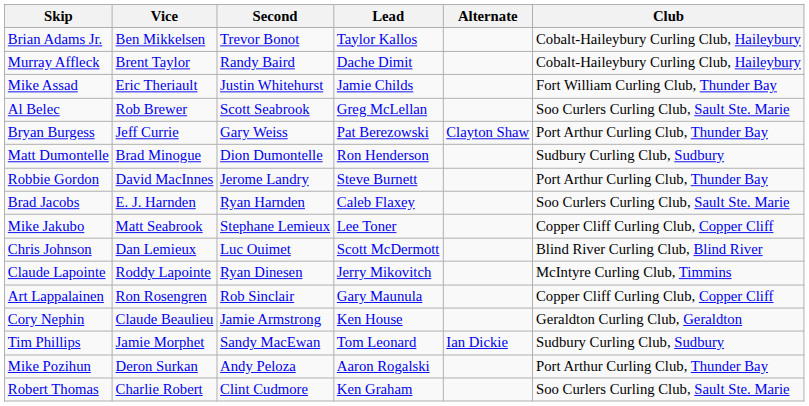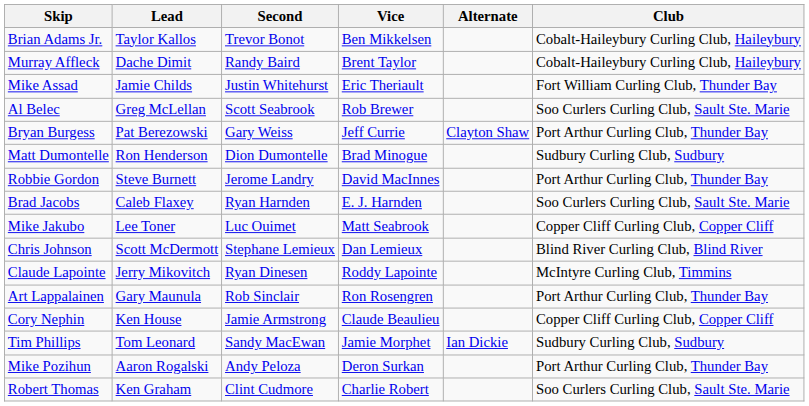columns swapped: (164, 16) <-> (388, 16)
(275, 226) Stephane Lemieux -> (260, 226) Luc Ouimet
(255, 249) Luc Ouimet -> (280, 249) Stephane Lemieux
(655, 296) Copper Cliff Curling Club, Copper Cliff -> (652, 296) Port Arthur Curling Club, Thunder Bay
(639, 319) Geraldton Curling Club, Geraldton -> (655, 319) Copper Cliff Curling Club, Copper Cliff
